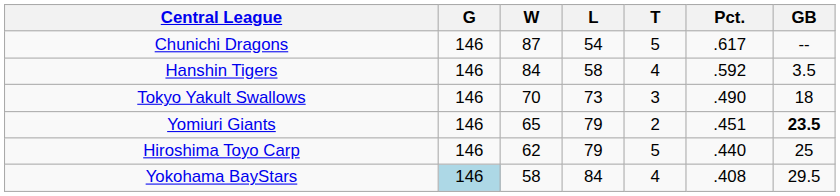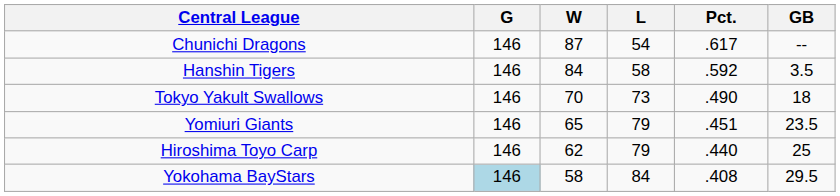- column: (655, 17)
(804, 124) bold -> (802, 124) normal
